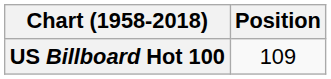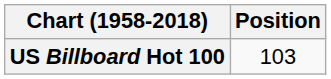(278, 56) 109 -> (278, 56) 103
